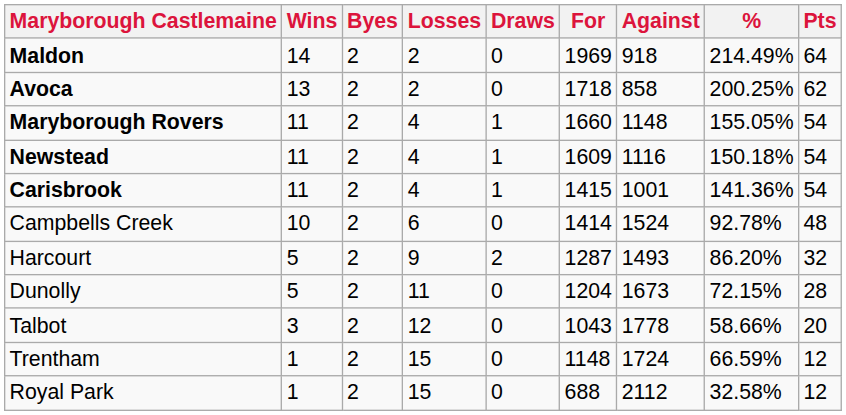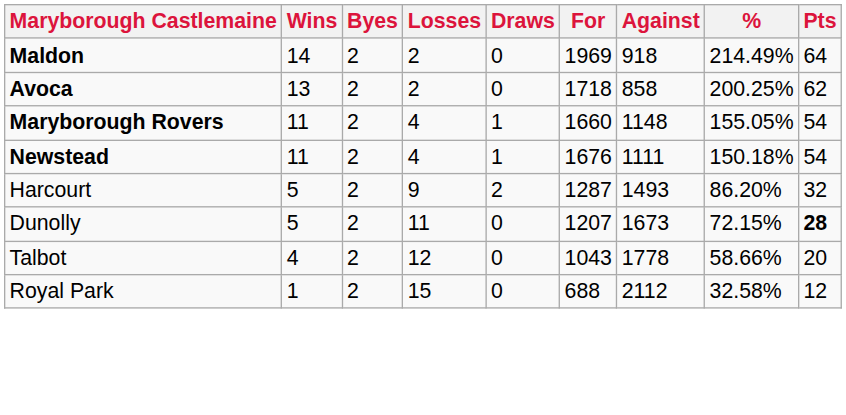(588, 156) 1609 -> (588, 156) 1676
(644, 156) 1116 -> (643, 156) 1111
- row: (66, 190)
- row: (91, 223)
(588, 291) 1204 -> (588, 223) 1207
(815, 291) normal -> (815, 223) bold
(293, 325) 3 -> (293, 257) 4
- row: (55, 358)
